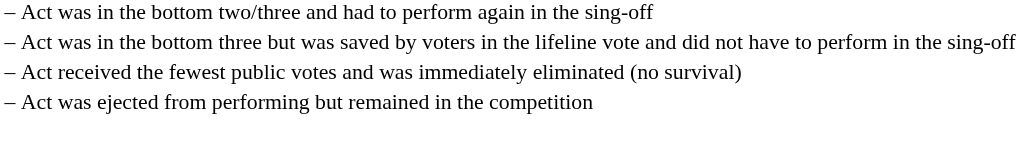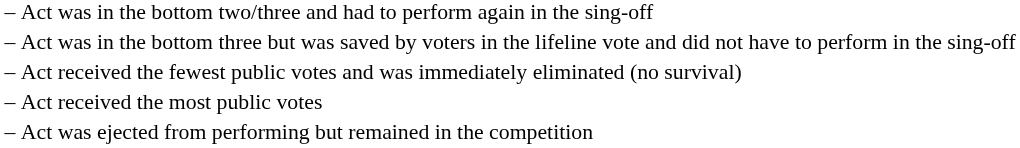+ row: (172, 101)
